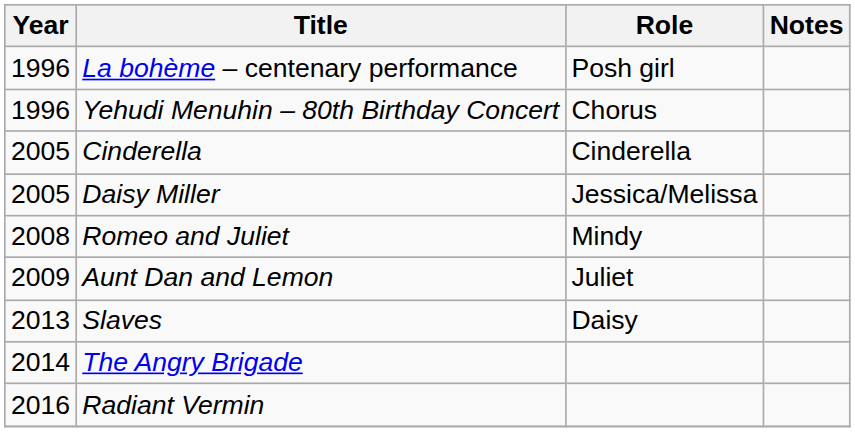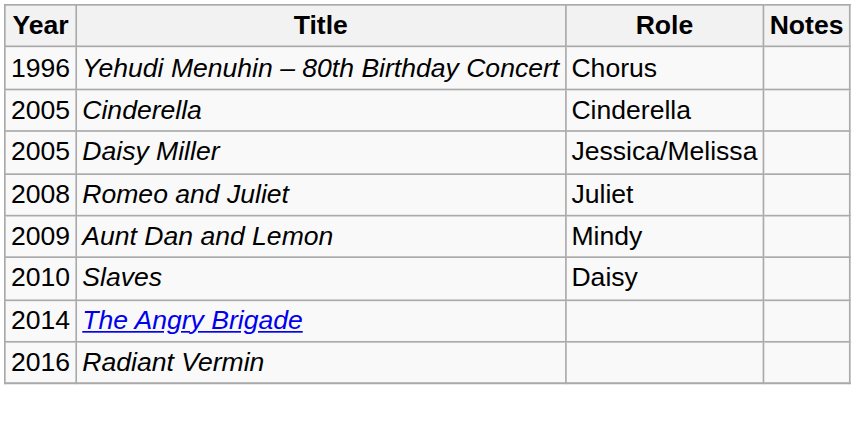- row: (300, 67)
(607, 236) Mindy -> (602, 194) Juliet
(602, 278) Juliet -> (607, 236) Mindy
(40, 320) 2013 -> (40, 278) 2010
